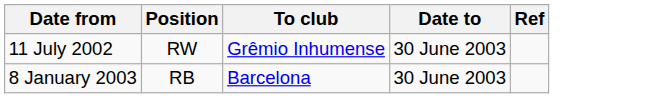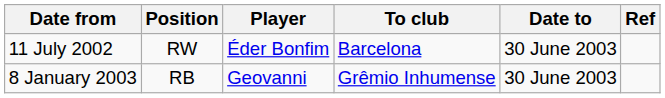+ column: (278, 19)
(306, 48) Grêmio Inhumense -> (380, 48) Barcelona
(269, 78) Barcelona -> (417, 78) Grêmio Inhumense
